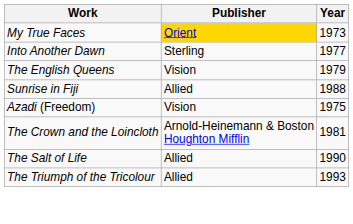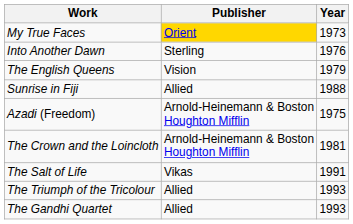(333, 51) 1977 -> (333, 51) 1976
(180, 107) Vision -> (239, 114) Arnold-Heinemann & Boston Houghton Mifflin
(178, 158) Allied -> (178, 171) Vikas
(333, 158) 1990 -> (333, 171) 1991
+ row: (59, 209)
